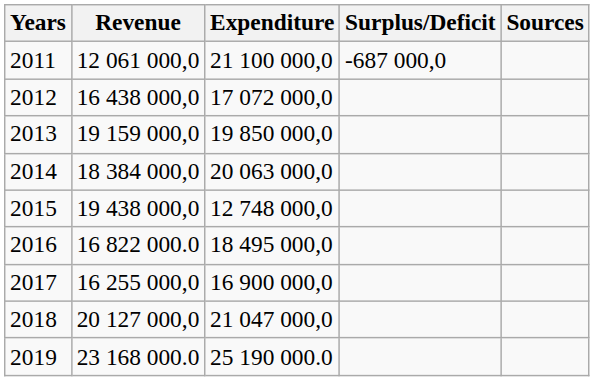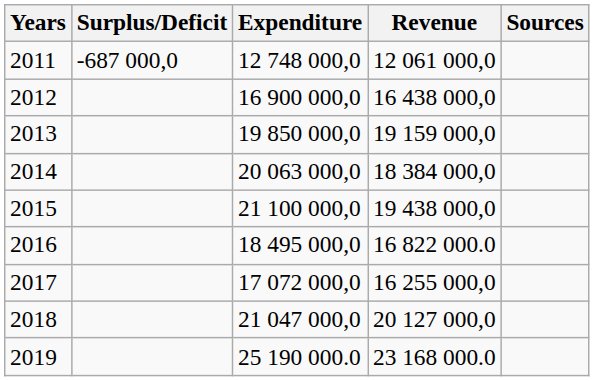columns swapped: (138, 23) <-> (420, 23)
(271, 60) 21 100 000,0 -> (299, 60) 12 748 000,0
(271, 97) 17 072 000,0 -> (299, 97) 16 900 000,0
(271, 208) 12 748 000,0 -> (299, 208) 21 100 000,0
(271, 282) 16 900 000,0 -> (299, 282) 17 072 000,0
